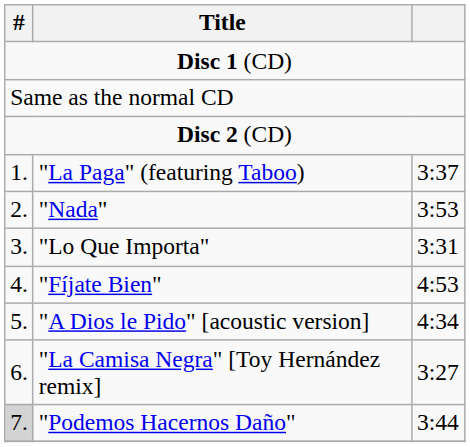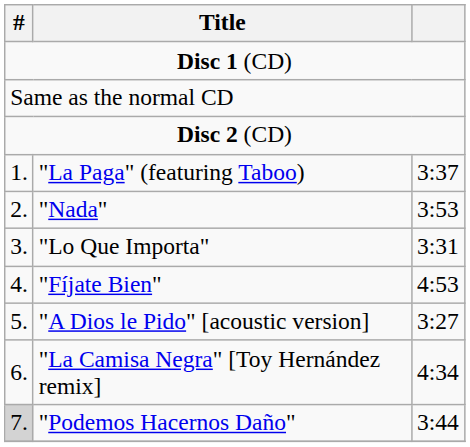(438, 321) 4:34 -> (438, 321) 3:27
(438, 372) 3:27 -> (438, 372) 4:34
